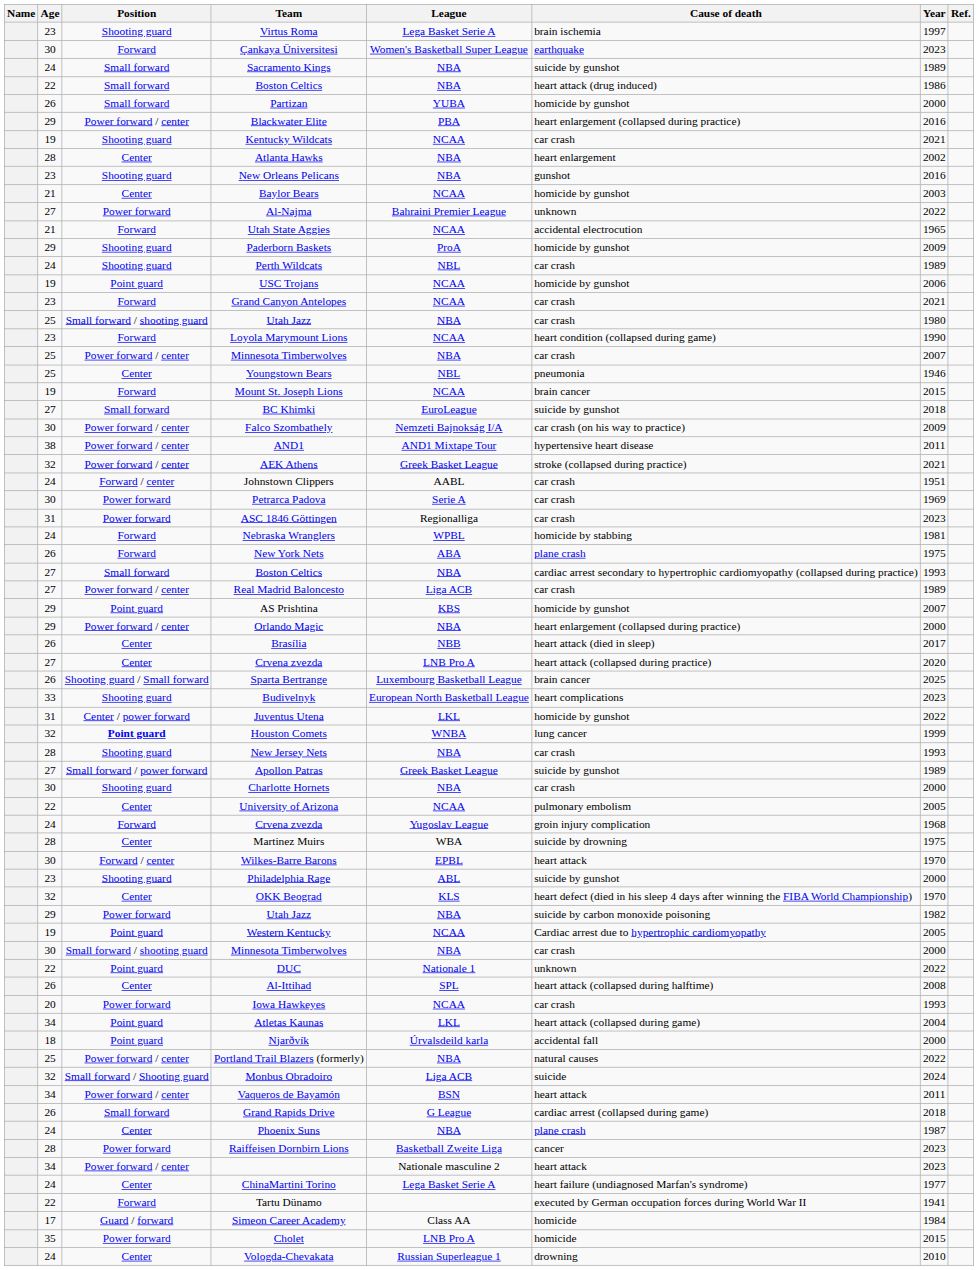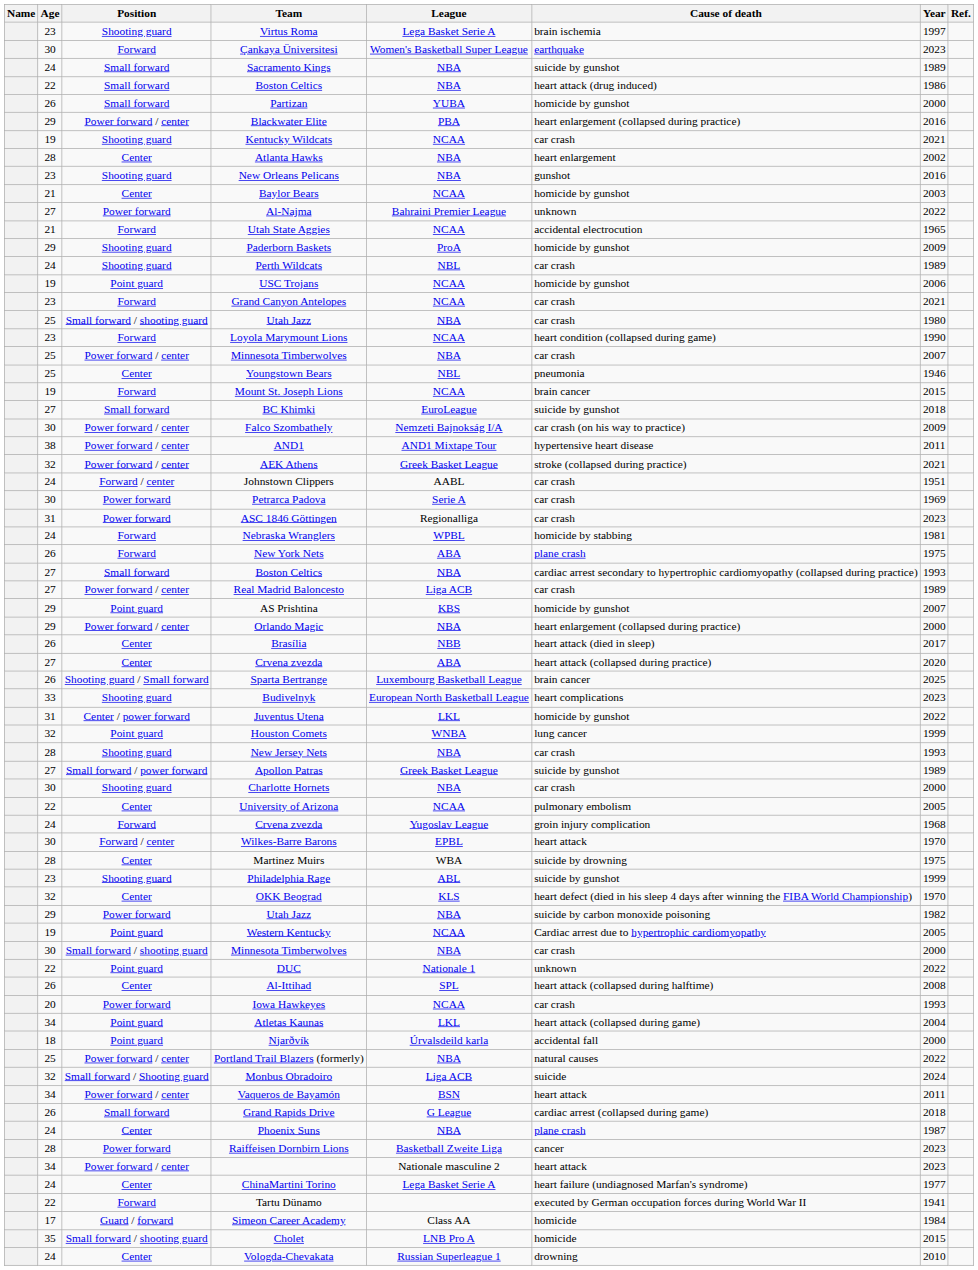(449, 662) LNB Pro A -> (449, 662) ABA
(137, 734) bold -> (137, 734) normal
rows swapped: (50, 860) <-> (50, 842)
(934, 878) 2000 -> (934, 878) 1999
(137, 1238) Power forward -> (137, 1238) Small forward / shooting guard
